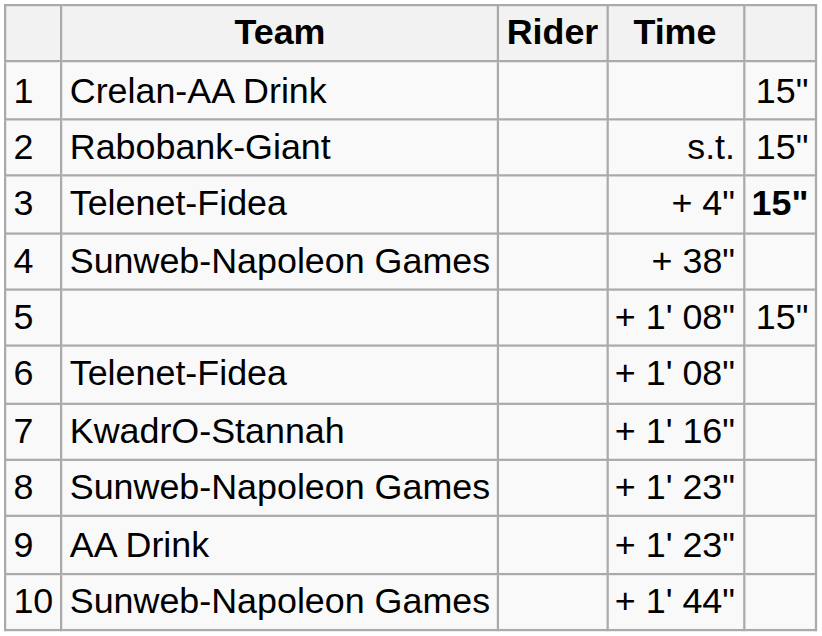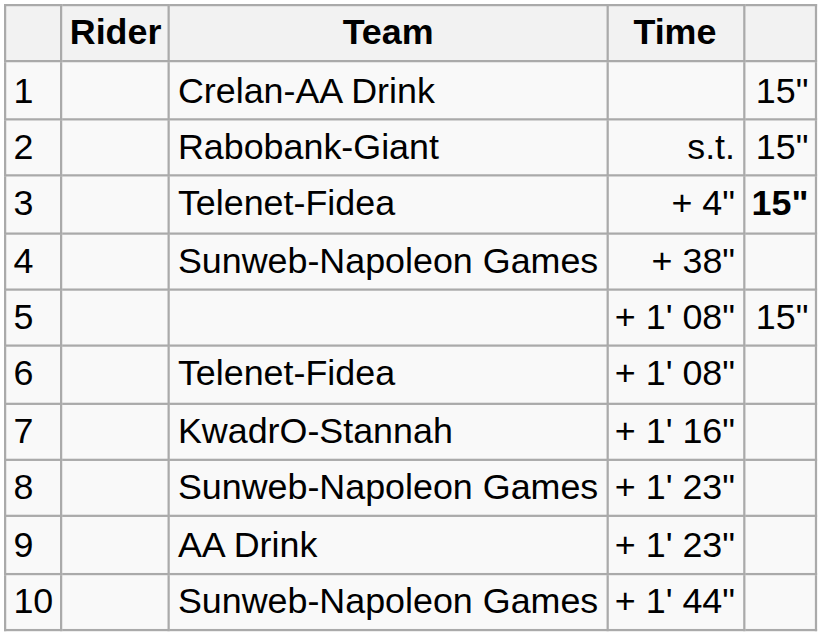columns swapped: (552, 32) <-> (280, 32)
